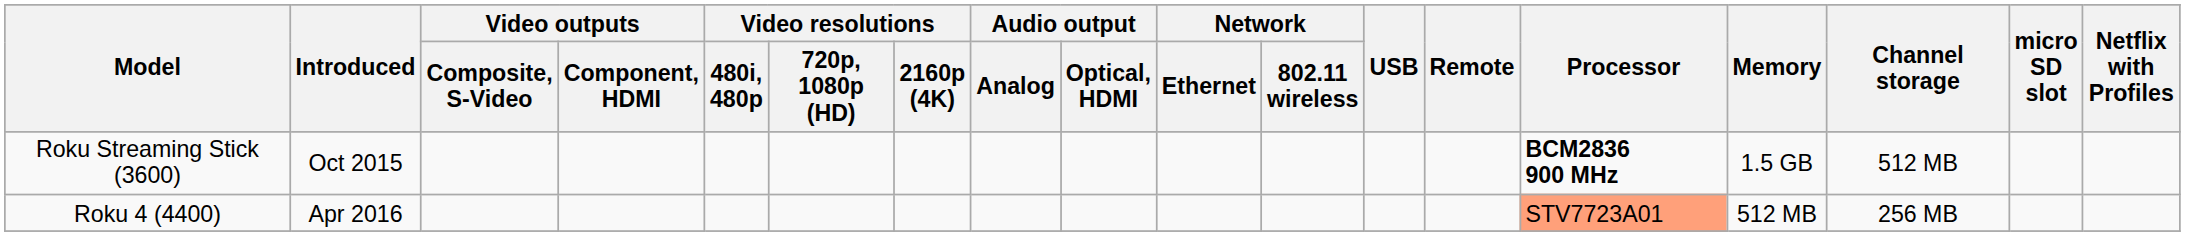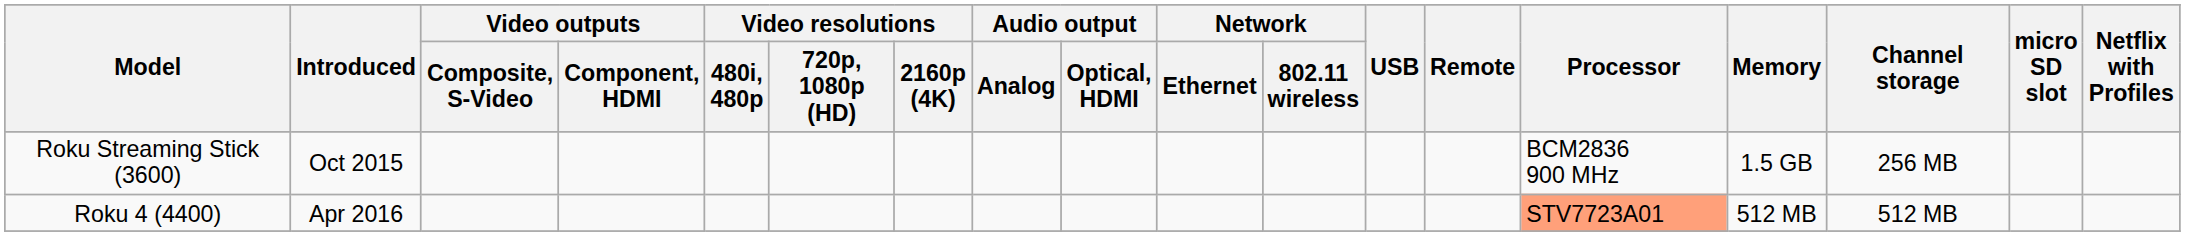(1578, 163) bold -> (1578, 163) normal
(1918, 163) 512 MB -> (1918, 163) 256 MB
(1918, 213) 256 MB -> (1918, 213) 512 MB
